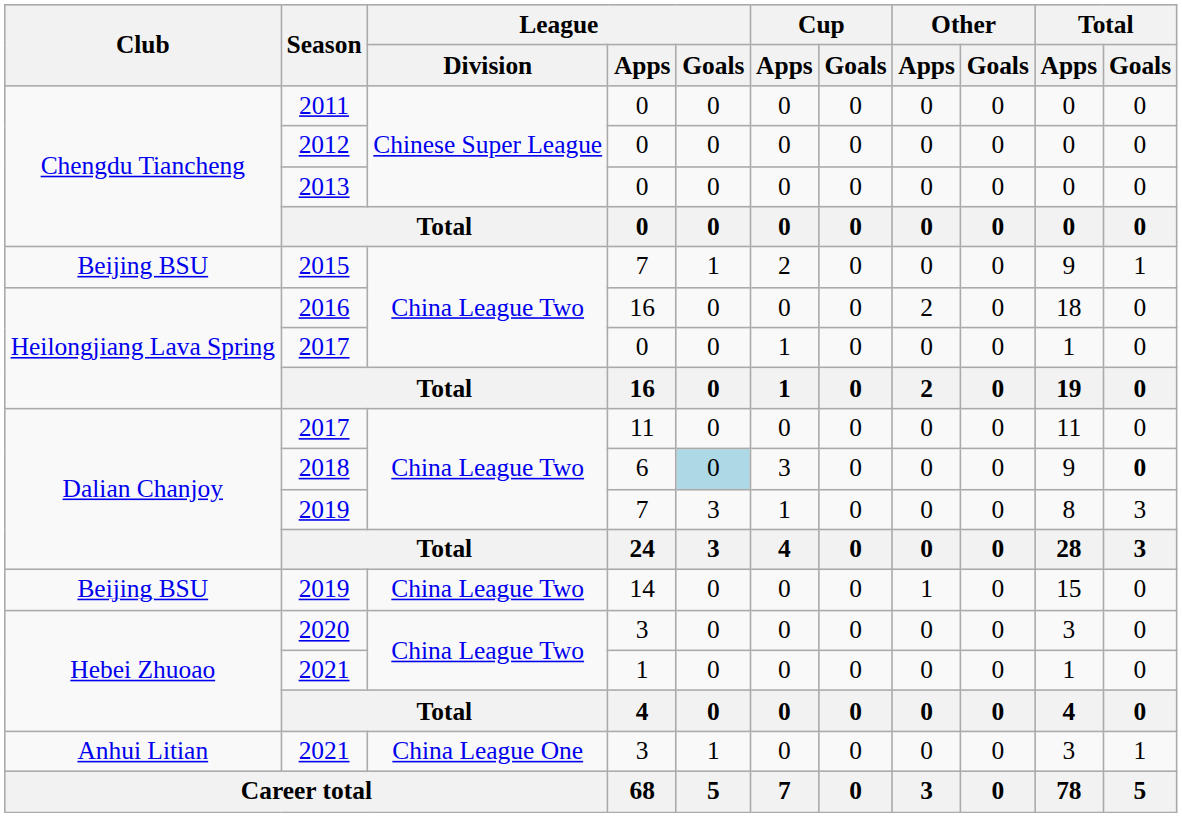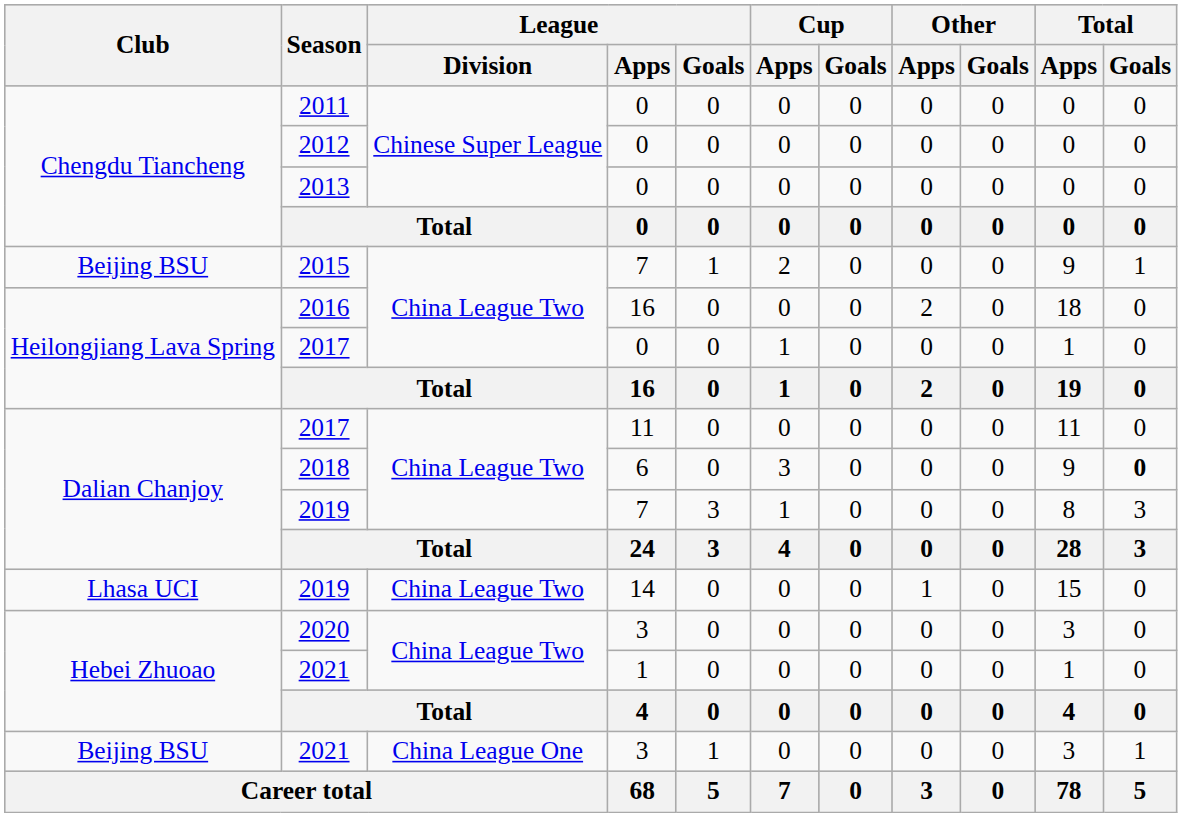(713, 468) lightblue background -> (713, 468) no background
(143, 589) Beijing BSU -> (143, 589) Lhasa UCI
(143, 750) Anhui Litian -> (143, 750) Beijing BSU
